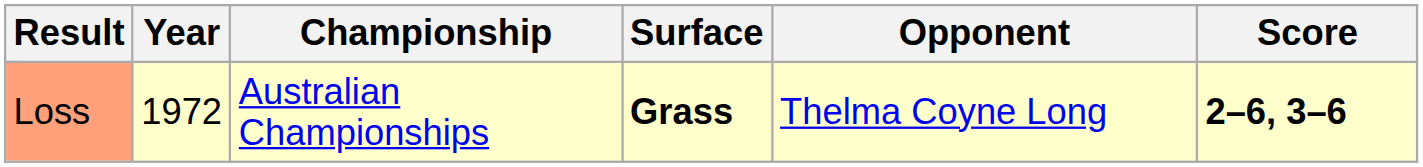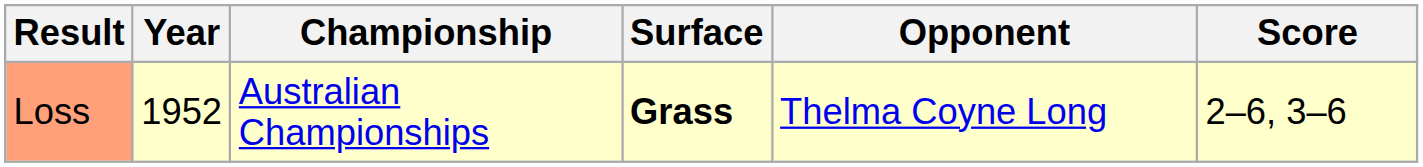(182, 111) 1972 -> (182, 111) 1952
(1276, 111) bold -> (1276, 111) normal
